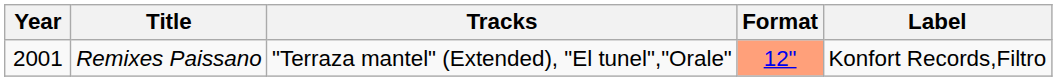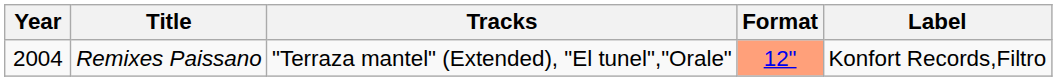(38, 57) 2001 -> (38, 57) 2004
